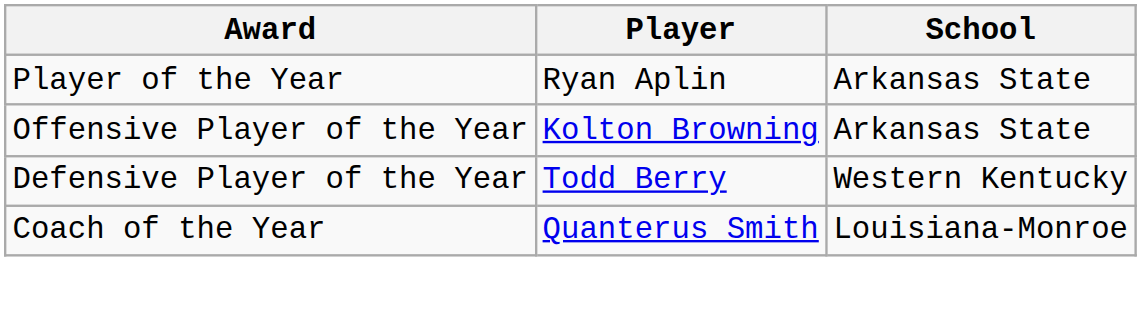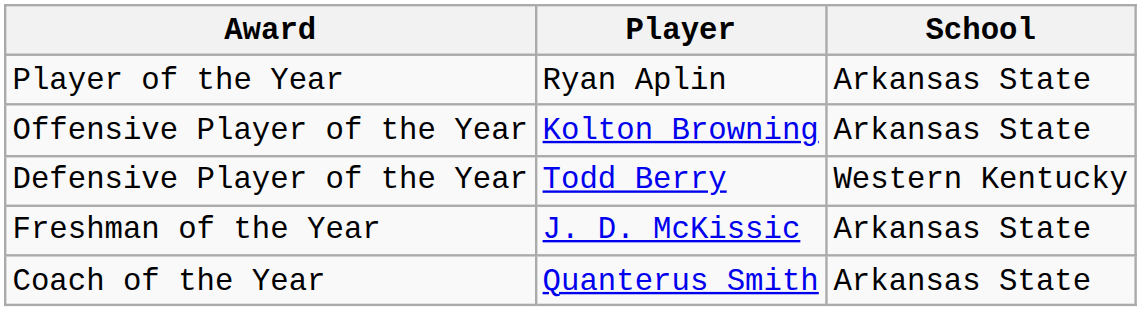+ row: (197, 230)
(981, 230) Louisiana-Monroe -> (962, 280) Arkansas State
